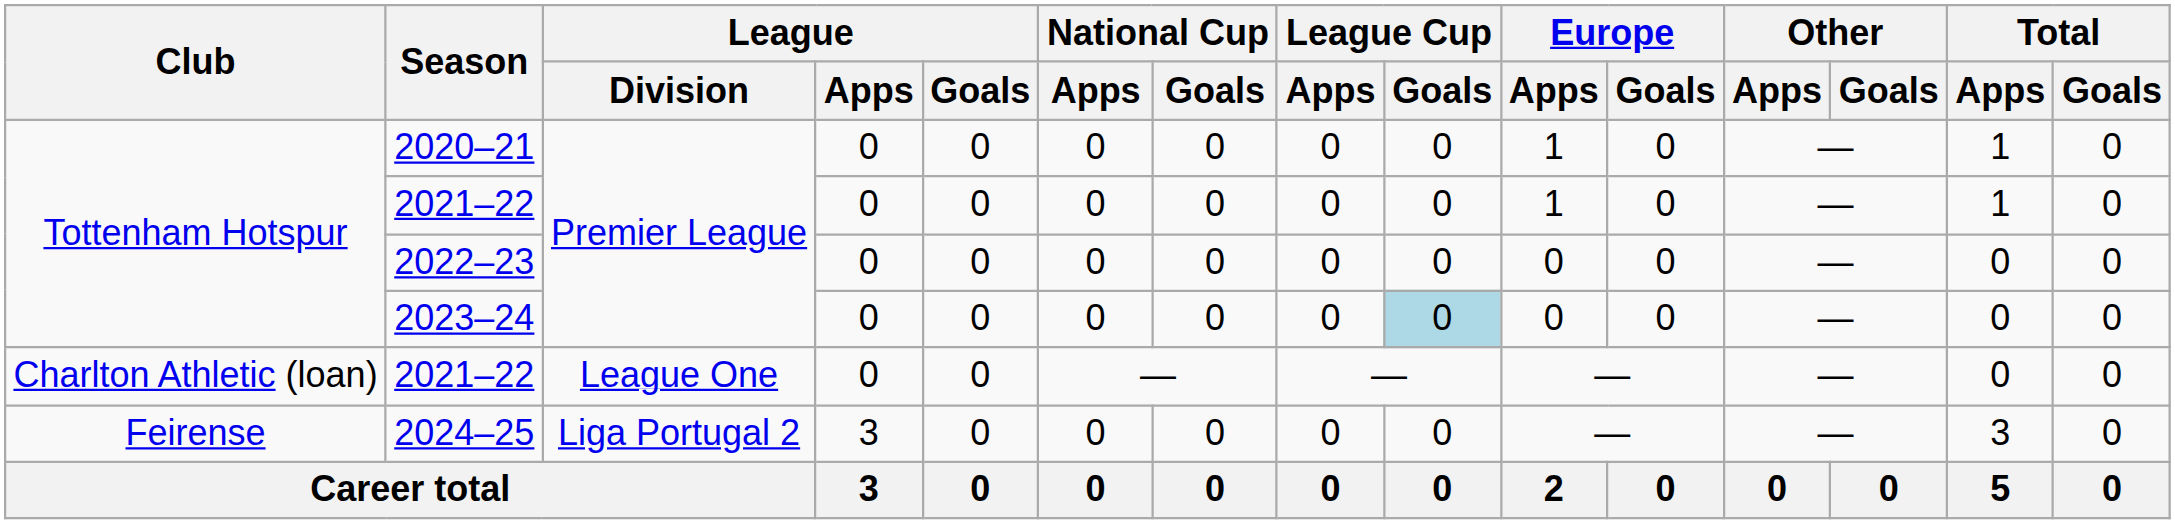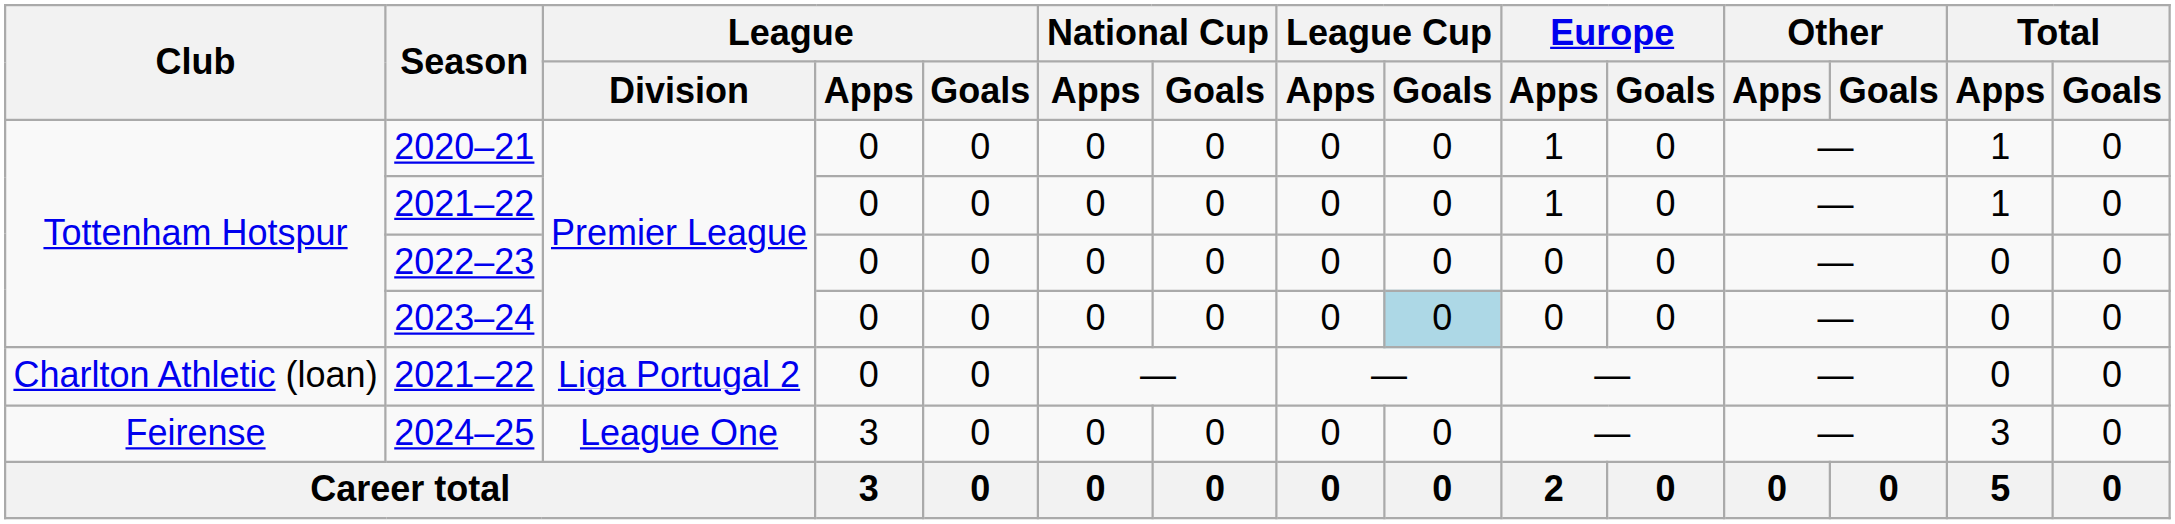(679, 375) League One -> (679, 375) Liga Portugal 2
(679, 432) Liga Portugal 2 -> (679, 432) League One
